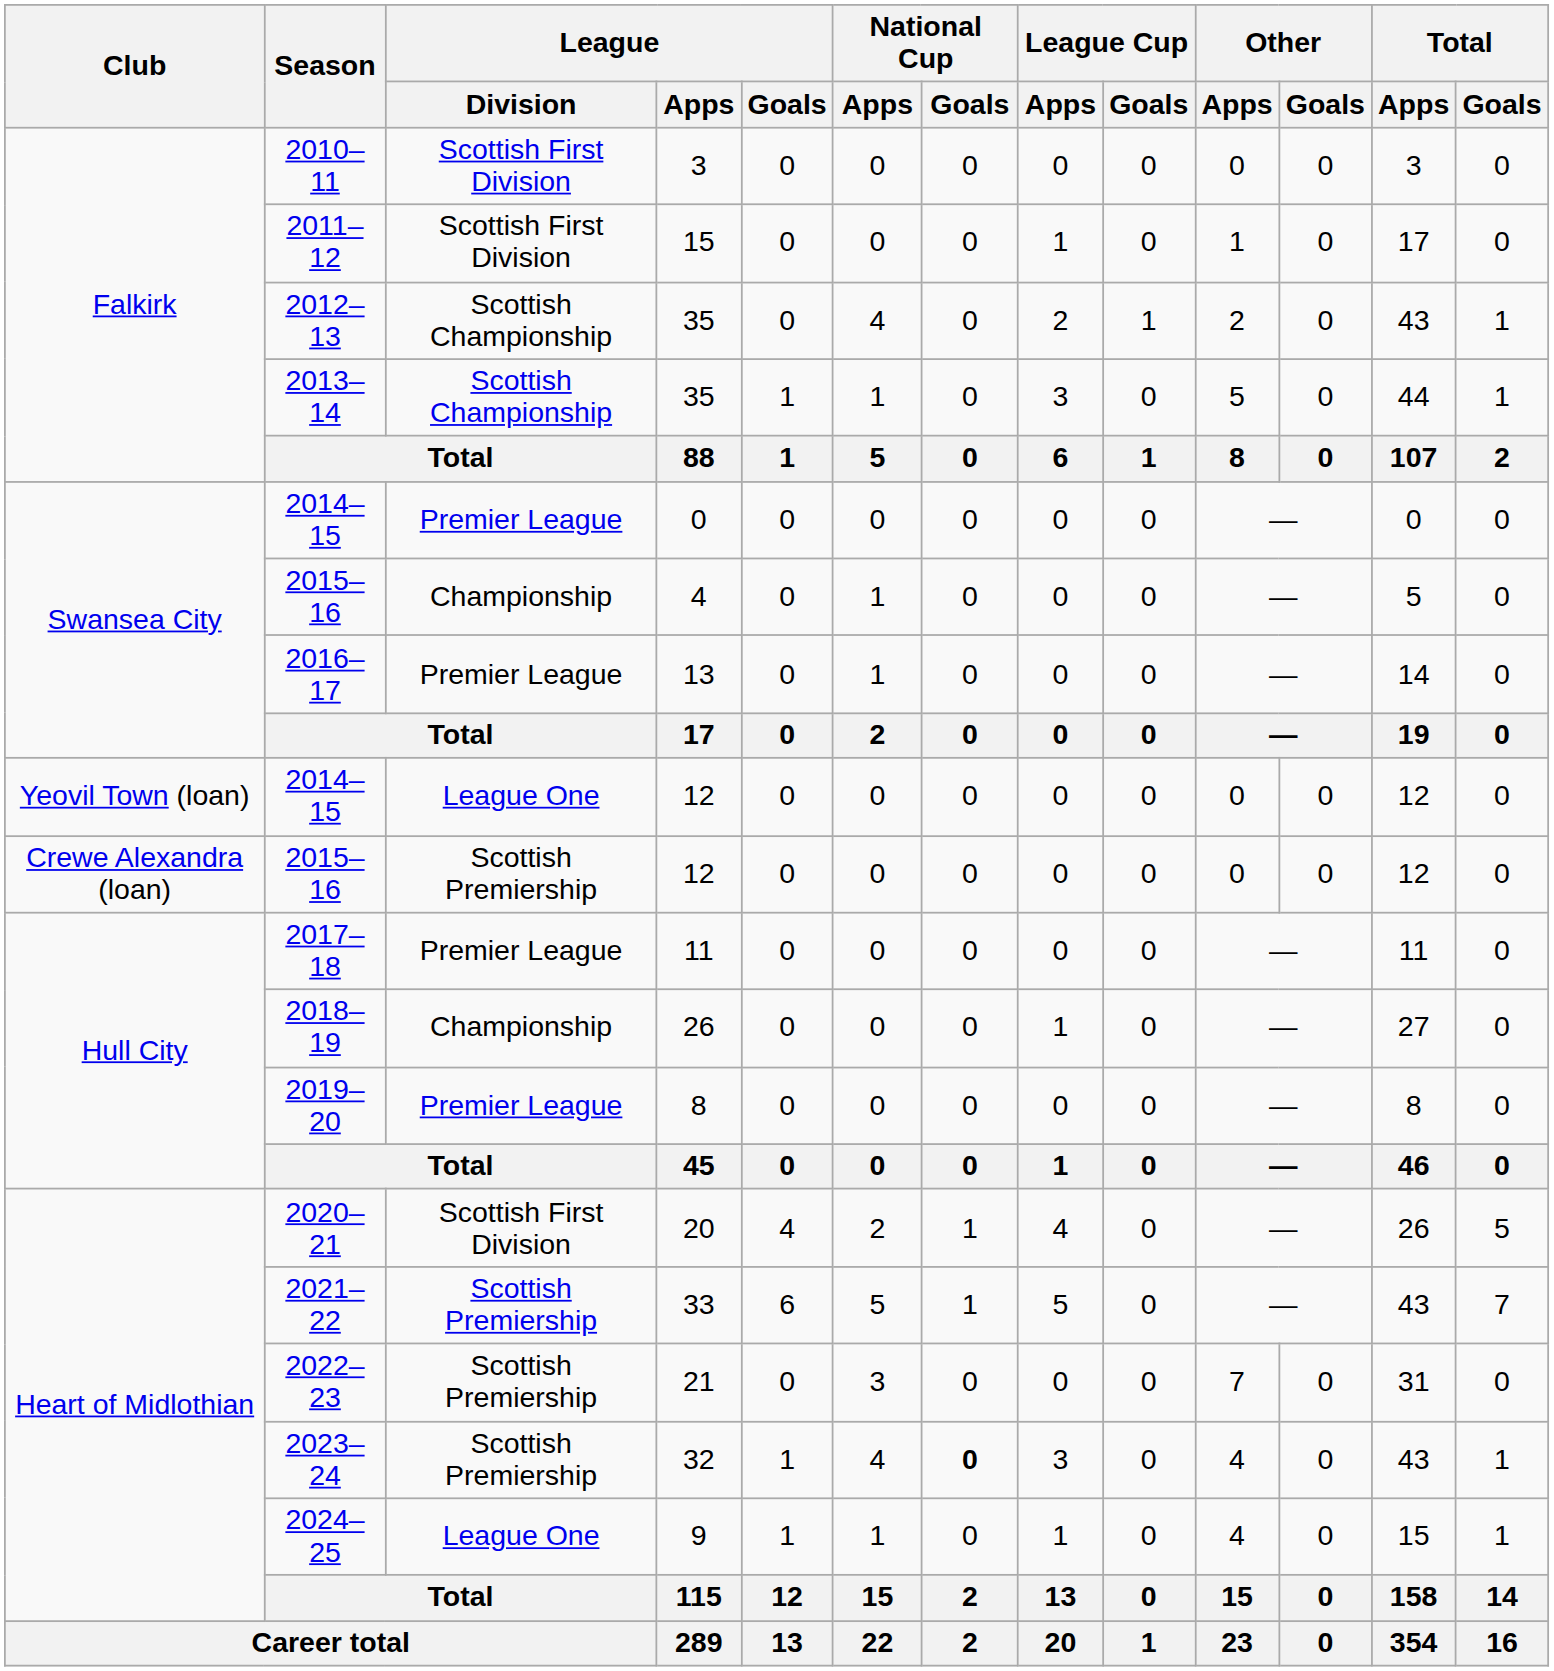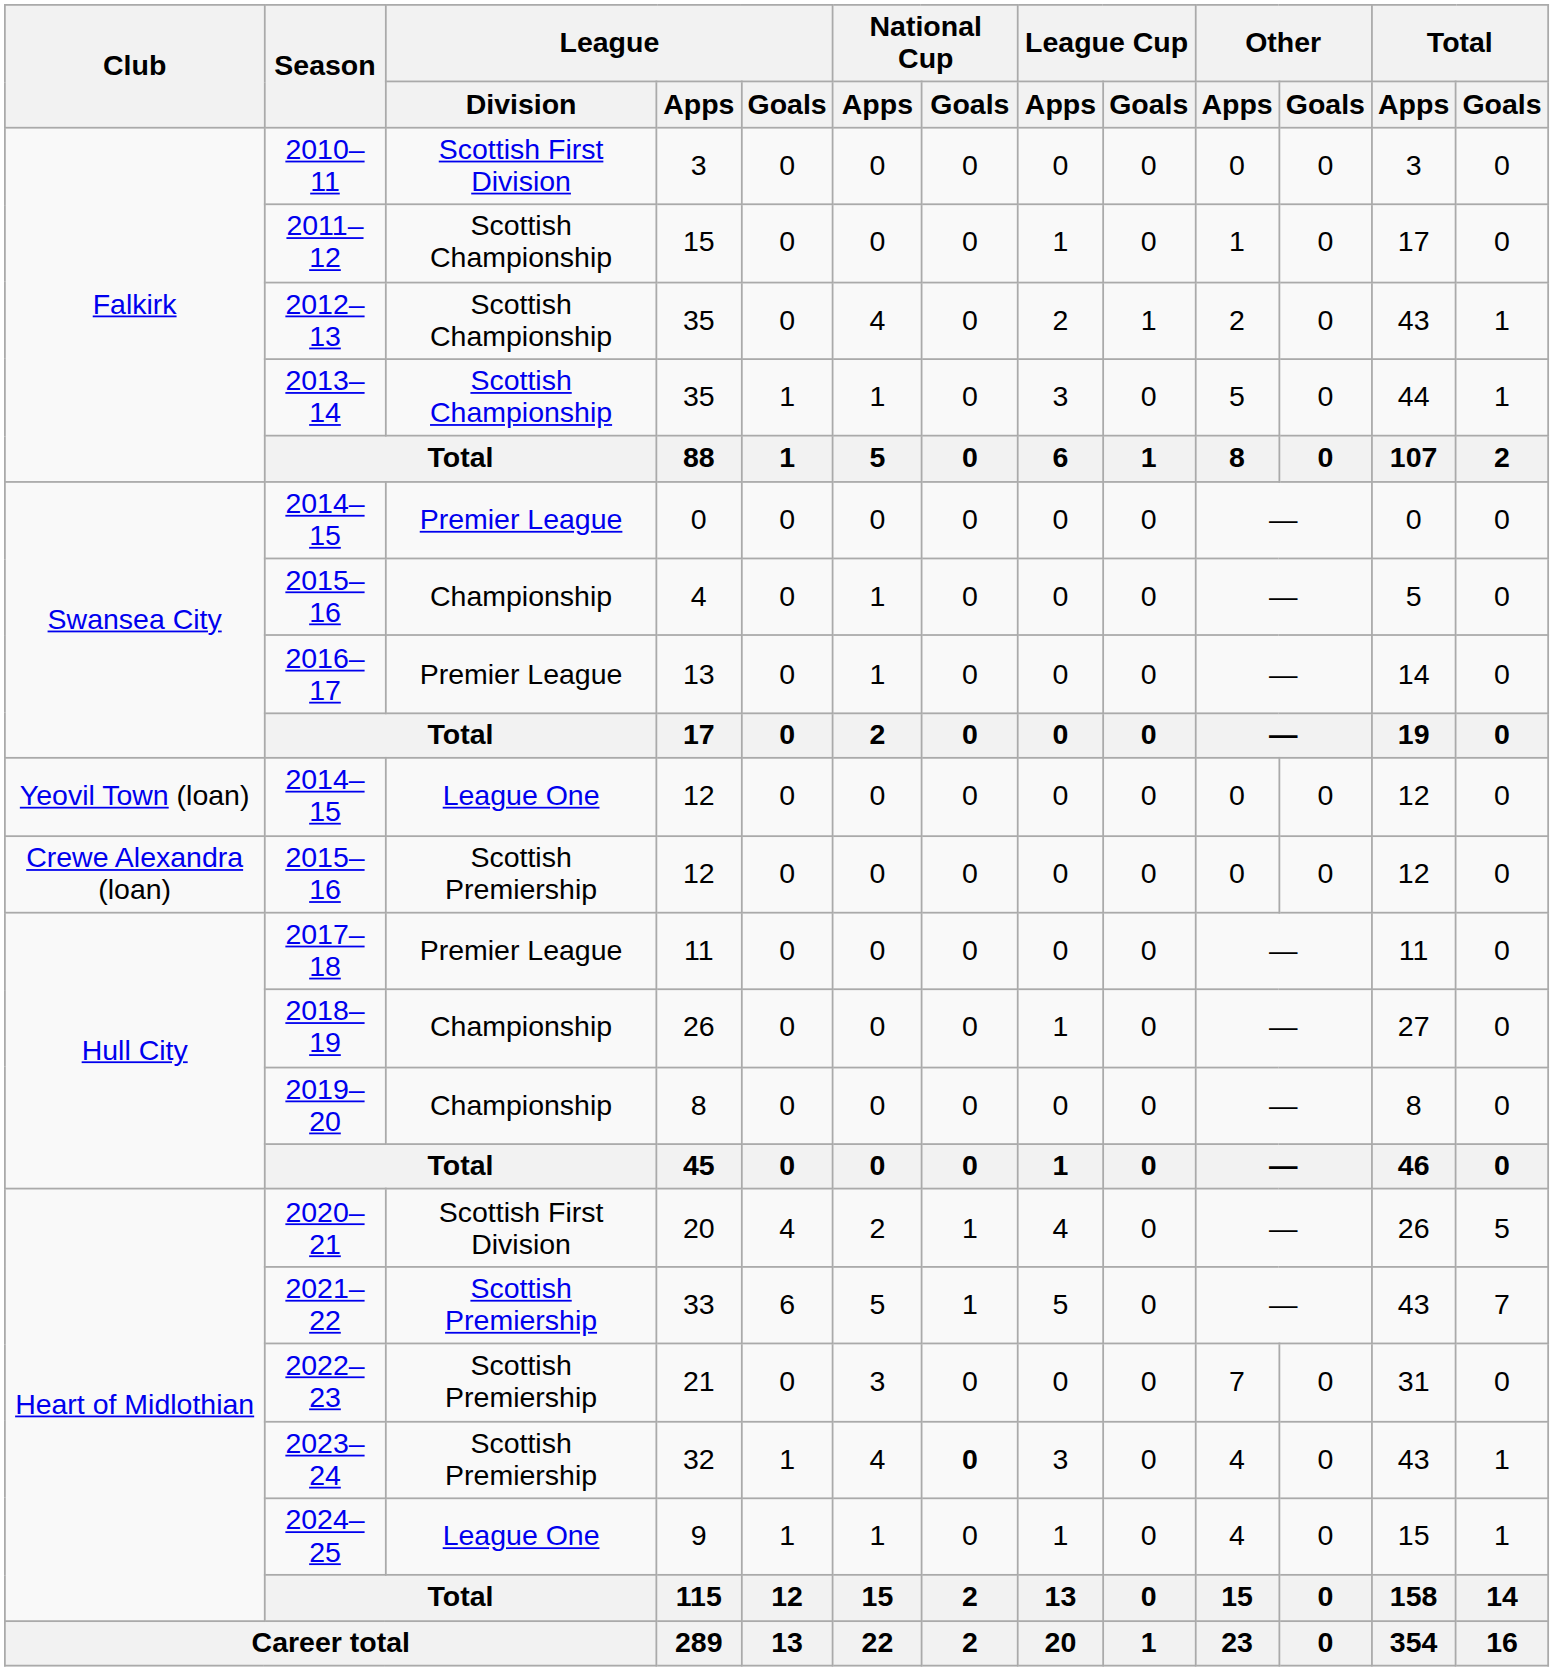(521, 242) Scottish First Division -> (521, 242) Scottish Championship
(521, 1105) Premier League -> (521, 1105) Championship
